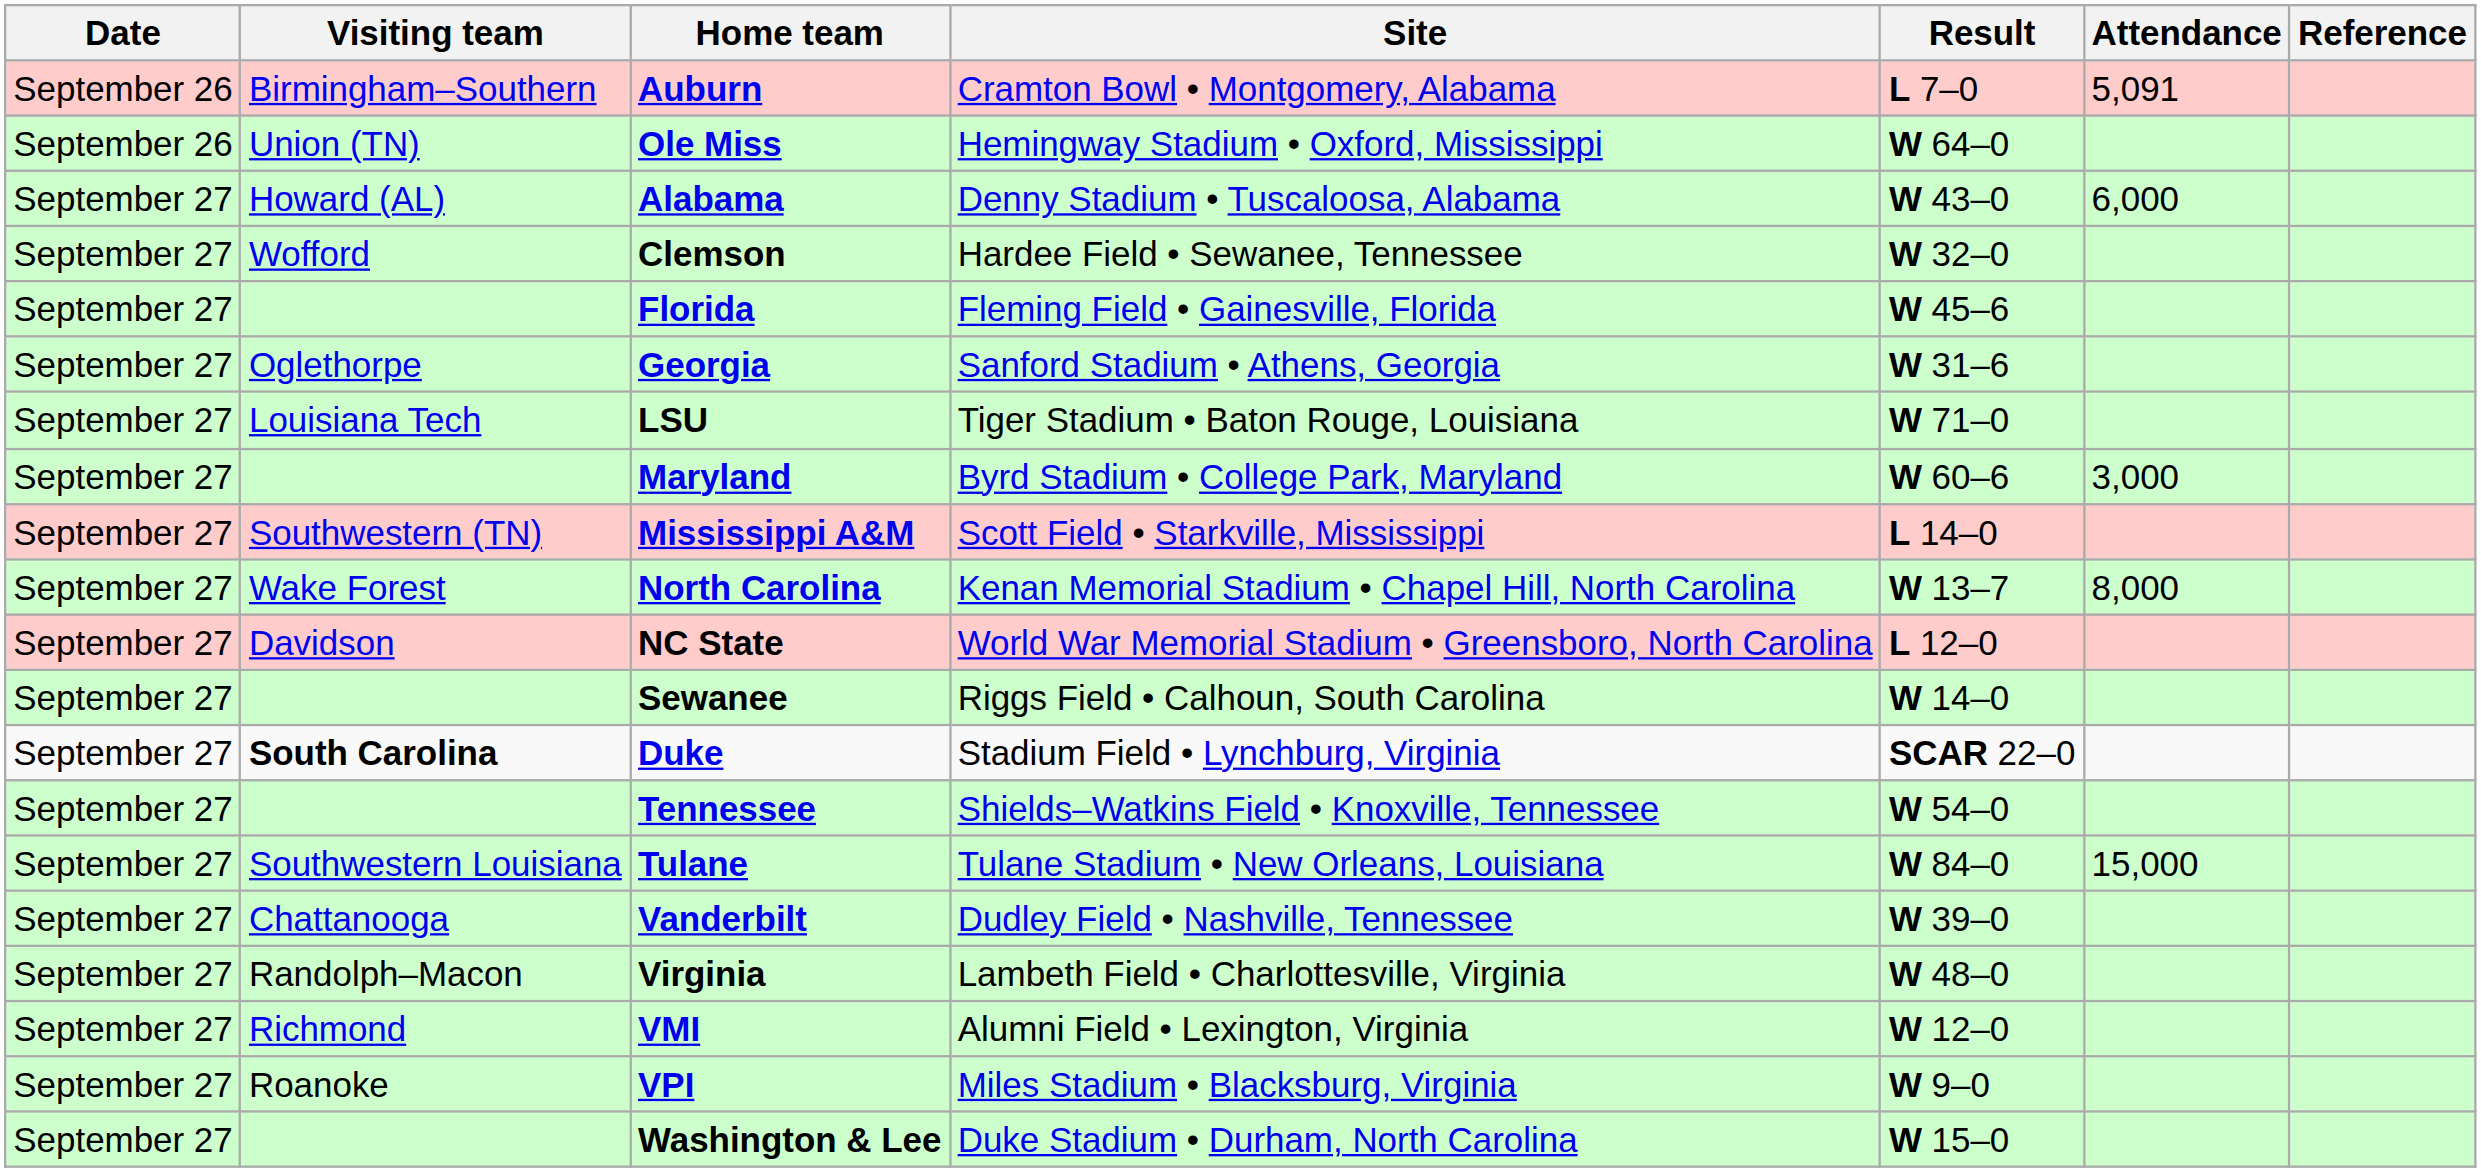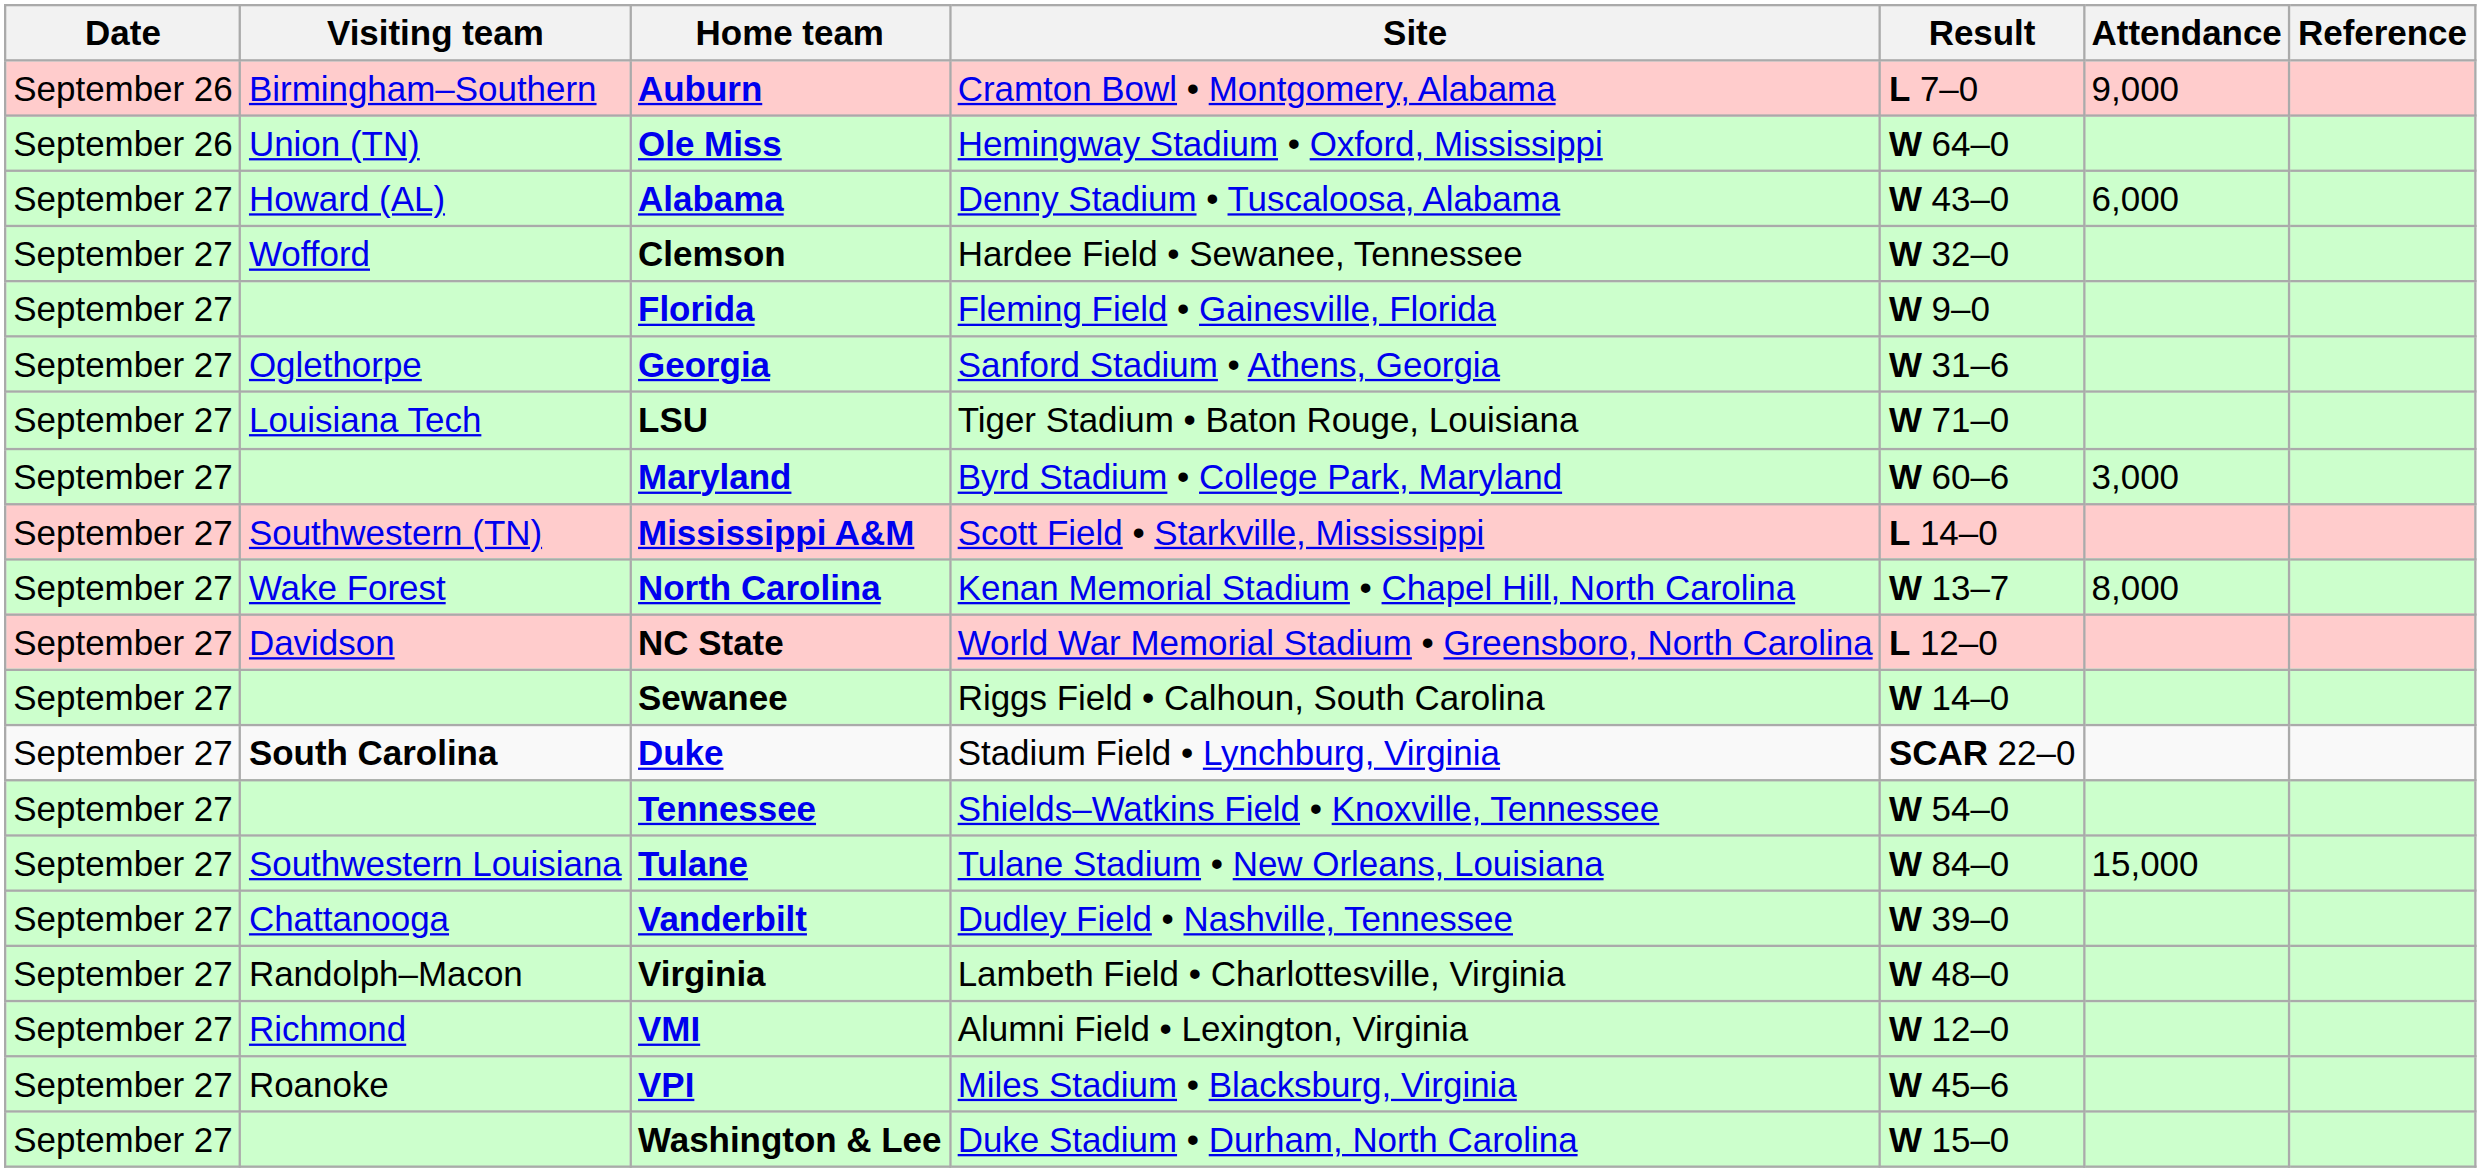(2135, 88) 5,091 -> (2135, 88) 9,000
(1949, 310) W 45–6 -> (1939, 310) W 9–0
(1939, 1085) W 9–0 -> (1949, 1085) W 45–6
